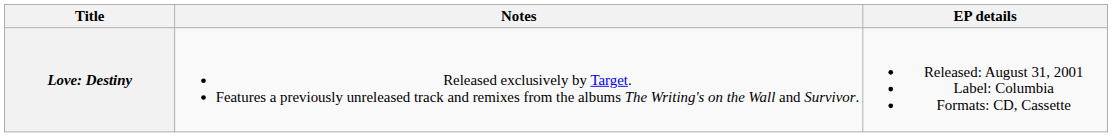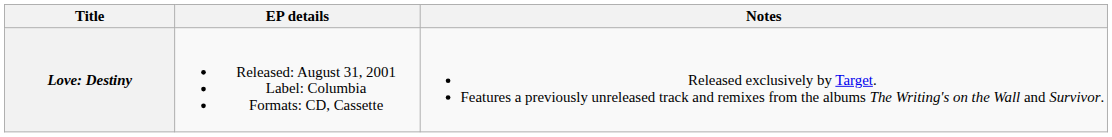columns swapped: (985, 16) <-> (519, 16)
